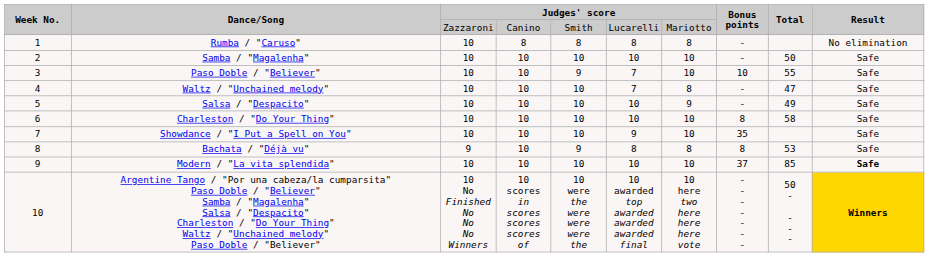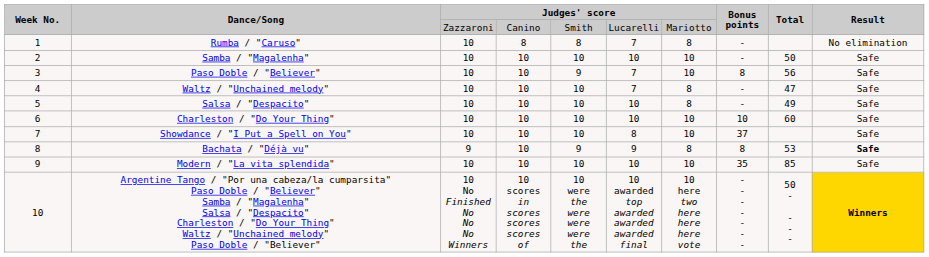(634, 42) 8 -> (634, 42) 7
(742, 73) 10 -> (742, 73) 8
(790, 73) 55 -> (790, 73) 56
(689, 104) 9 -> (689, 104) 8
(742, 119) 8 -> (742, 119) 10
(790, 119) 58 -> (790, 119) 60
(634, 134) 9 -> (634, 134) 8
(742, 134) 35 -> (742, 134) 37
(634, 149) 8 -> (634, 149) 9
(868, 149) normal -> (868, 149) bold
(742, 165) 37 -> (742, 165) 35
(868, 165) bold -> (868, 165) normal
